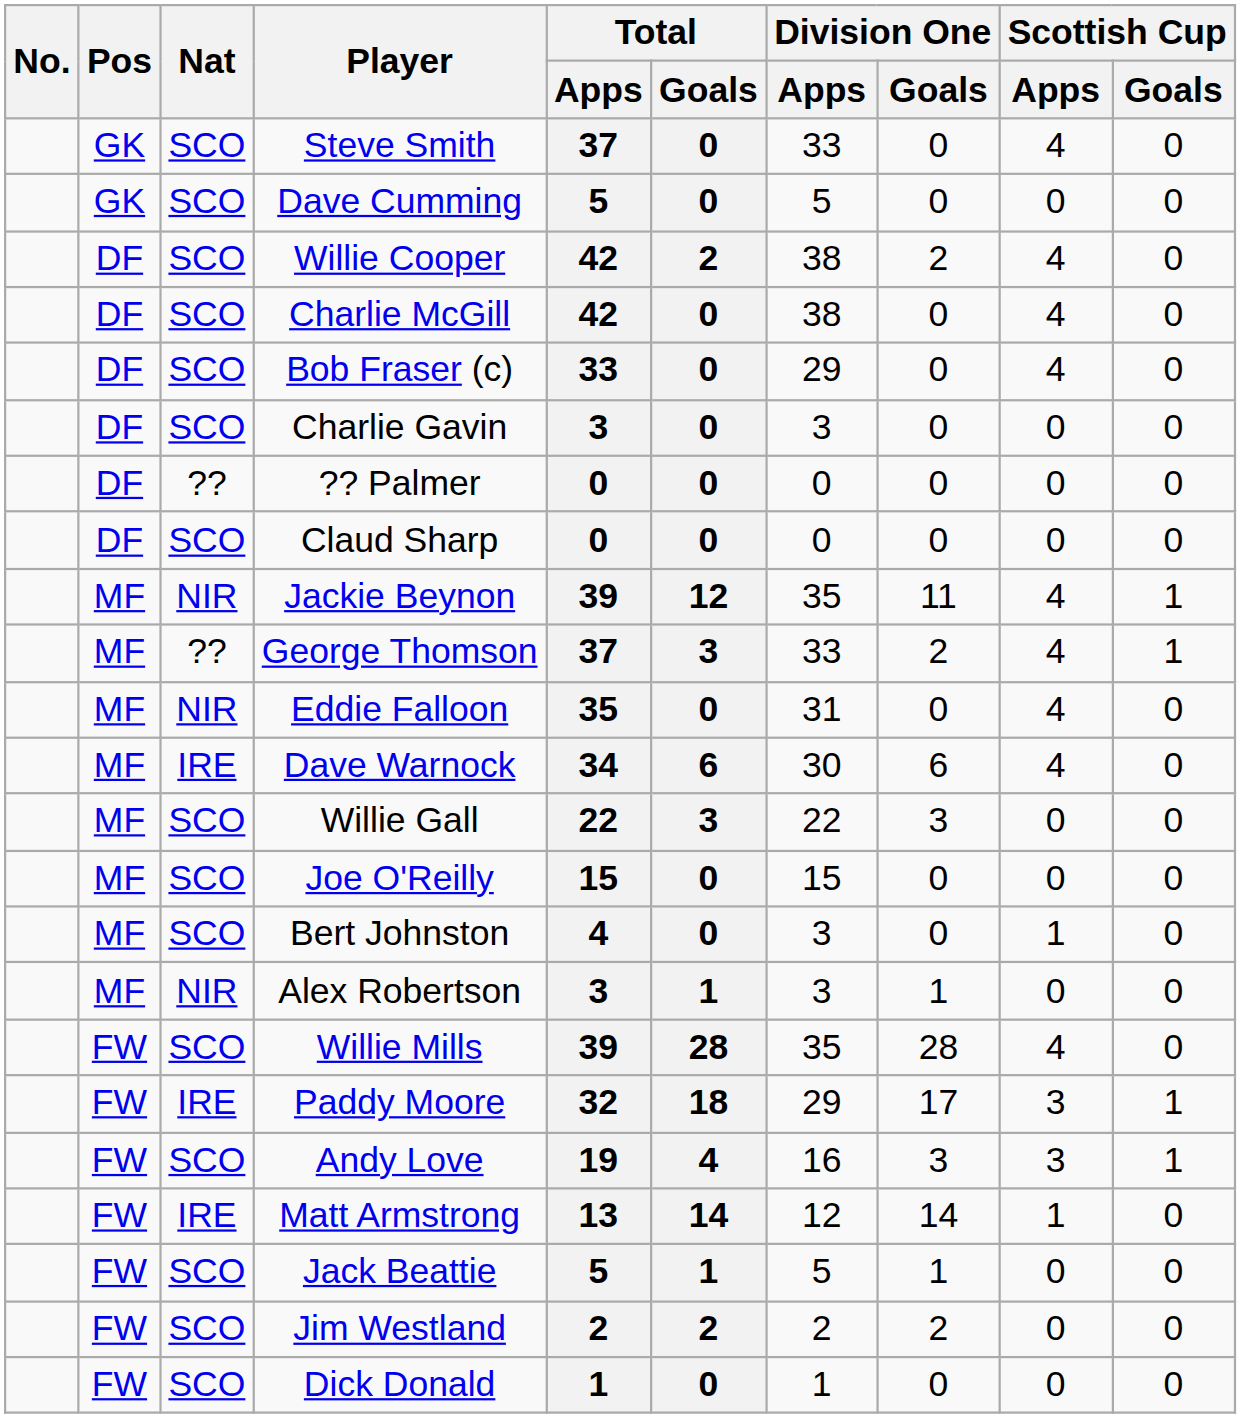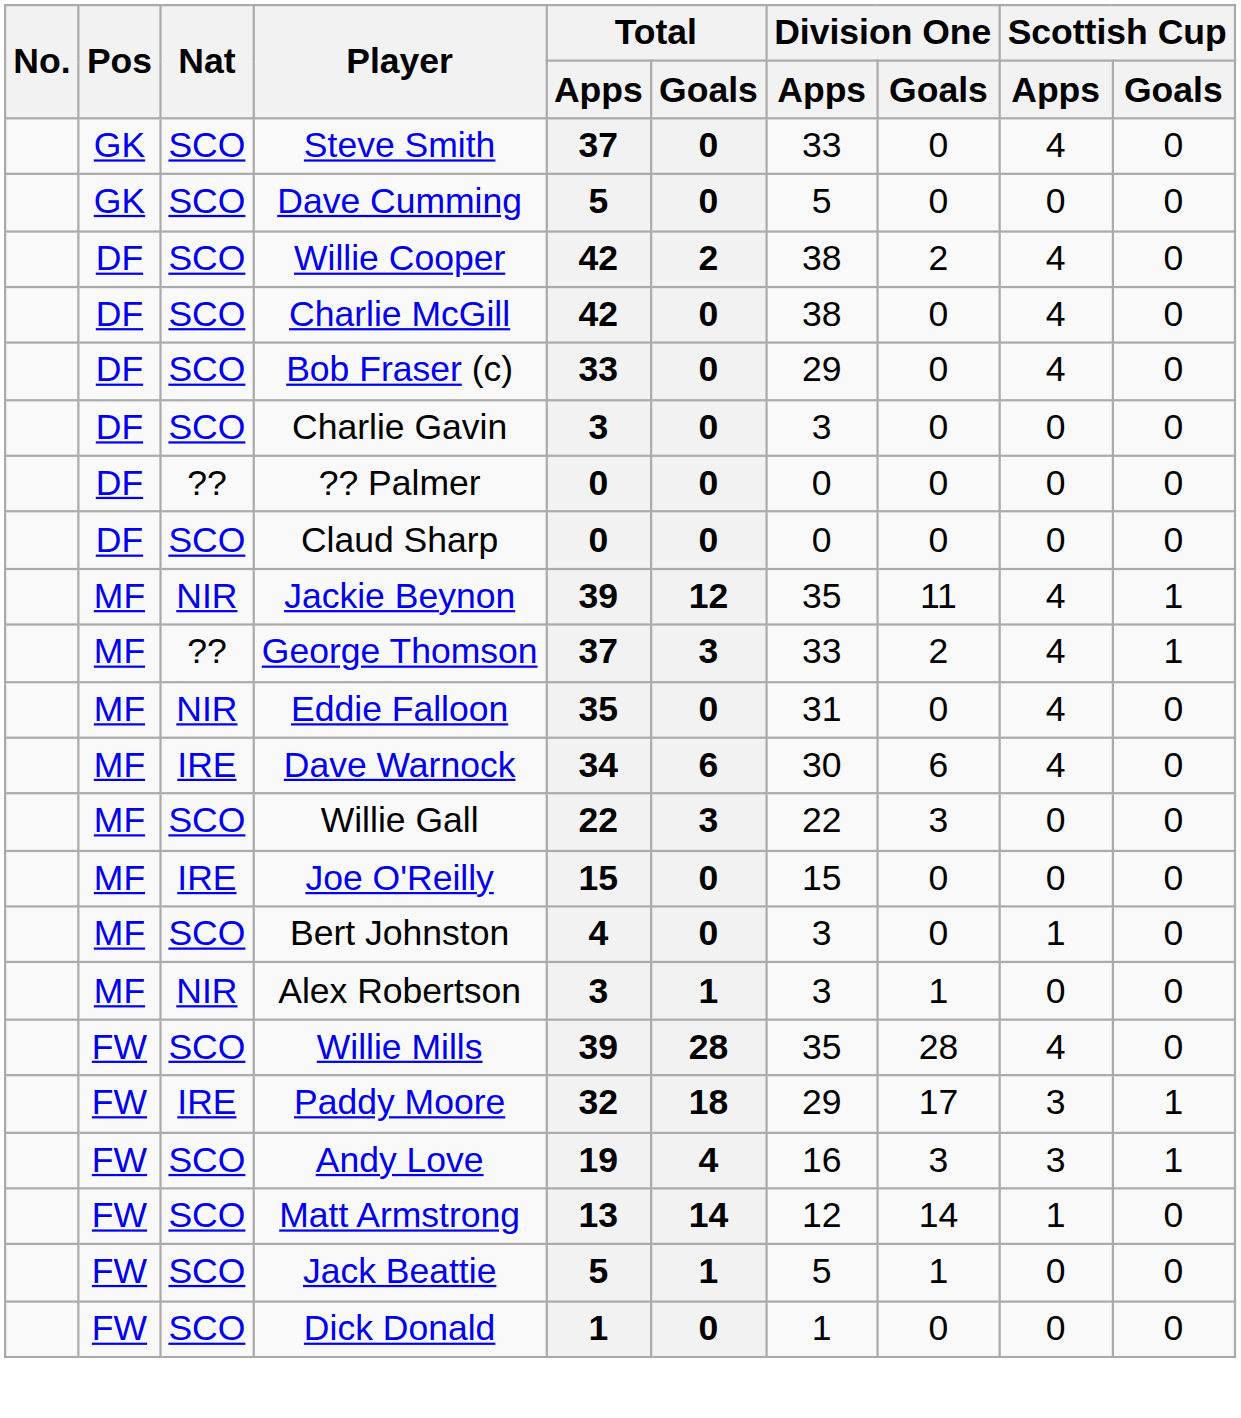(207, 877) SCO -> (207, 877) IRE
(207, 1215) IRE -> (207, 1215) SCO
- row: (400, 1328)
